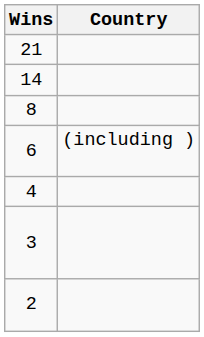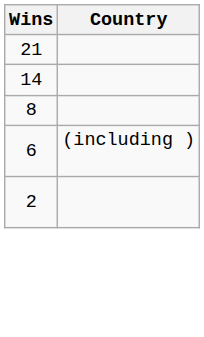- row: (31, 191)
- row: (31, 243)
